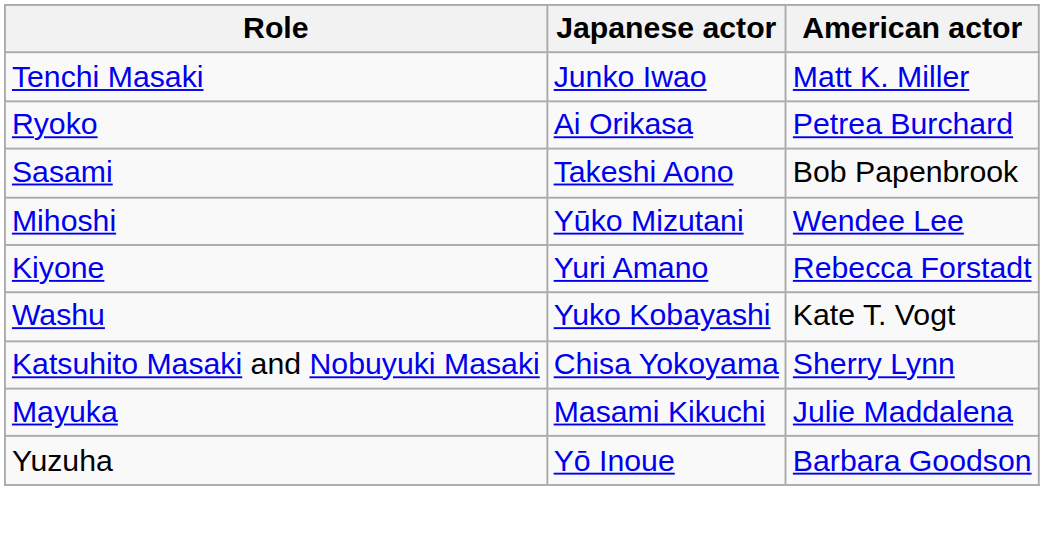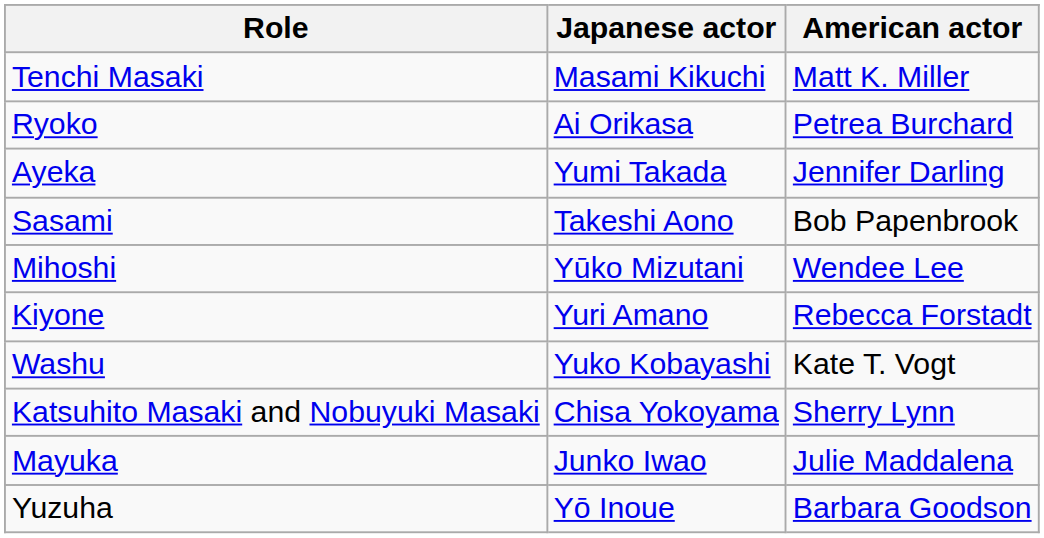(630, 76) Junko Iwao -> (660, 76) Masami Kikuchi
+ row: (54, 172)
(660, 412) Masami Kikuchi -> (630, 460) Junko Iwao
